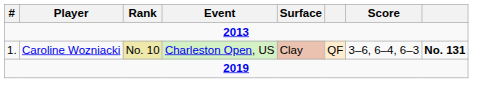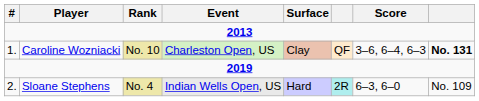+ row: (66, 86)
